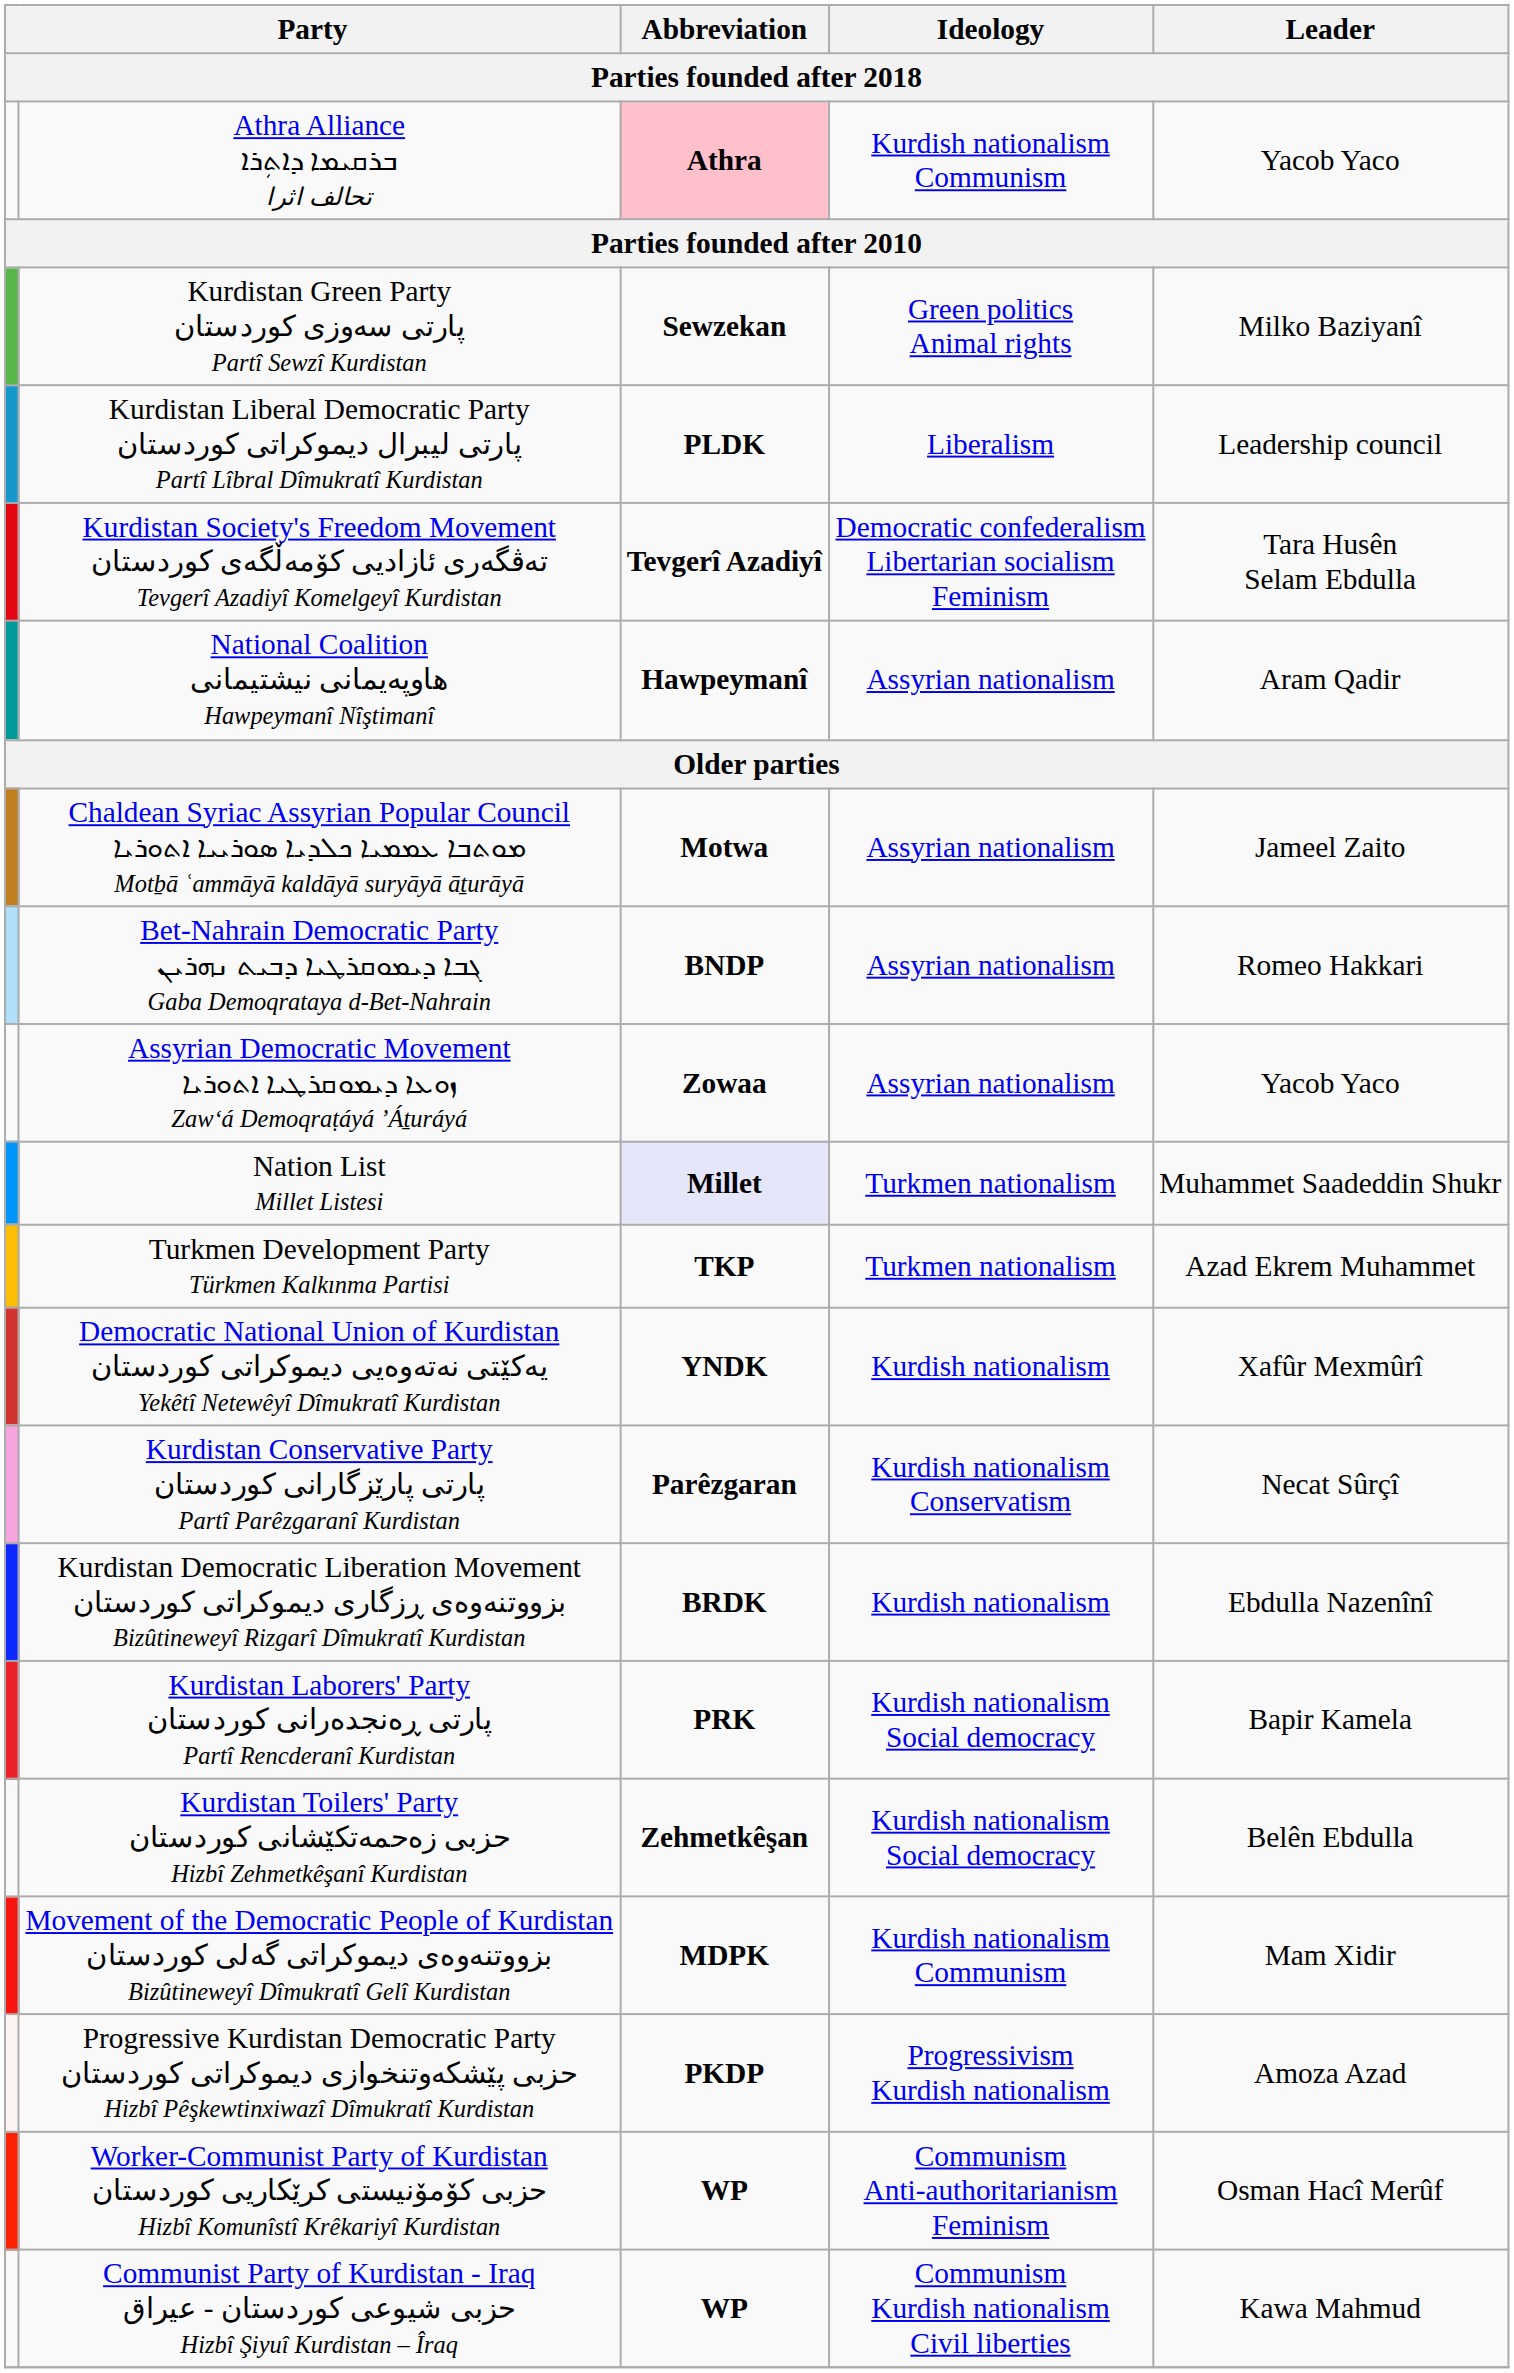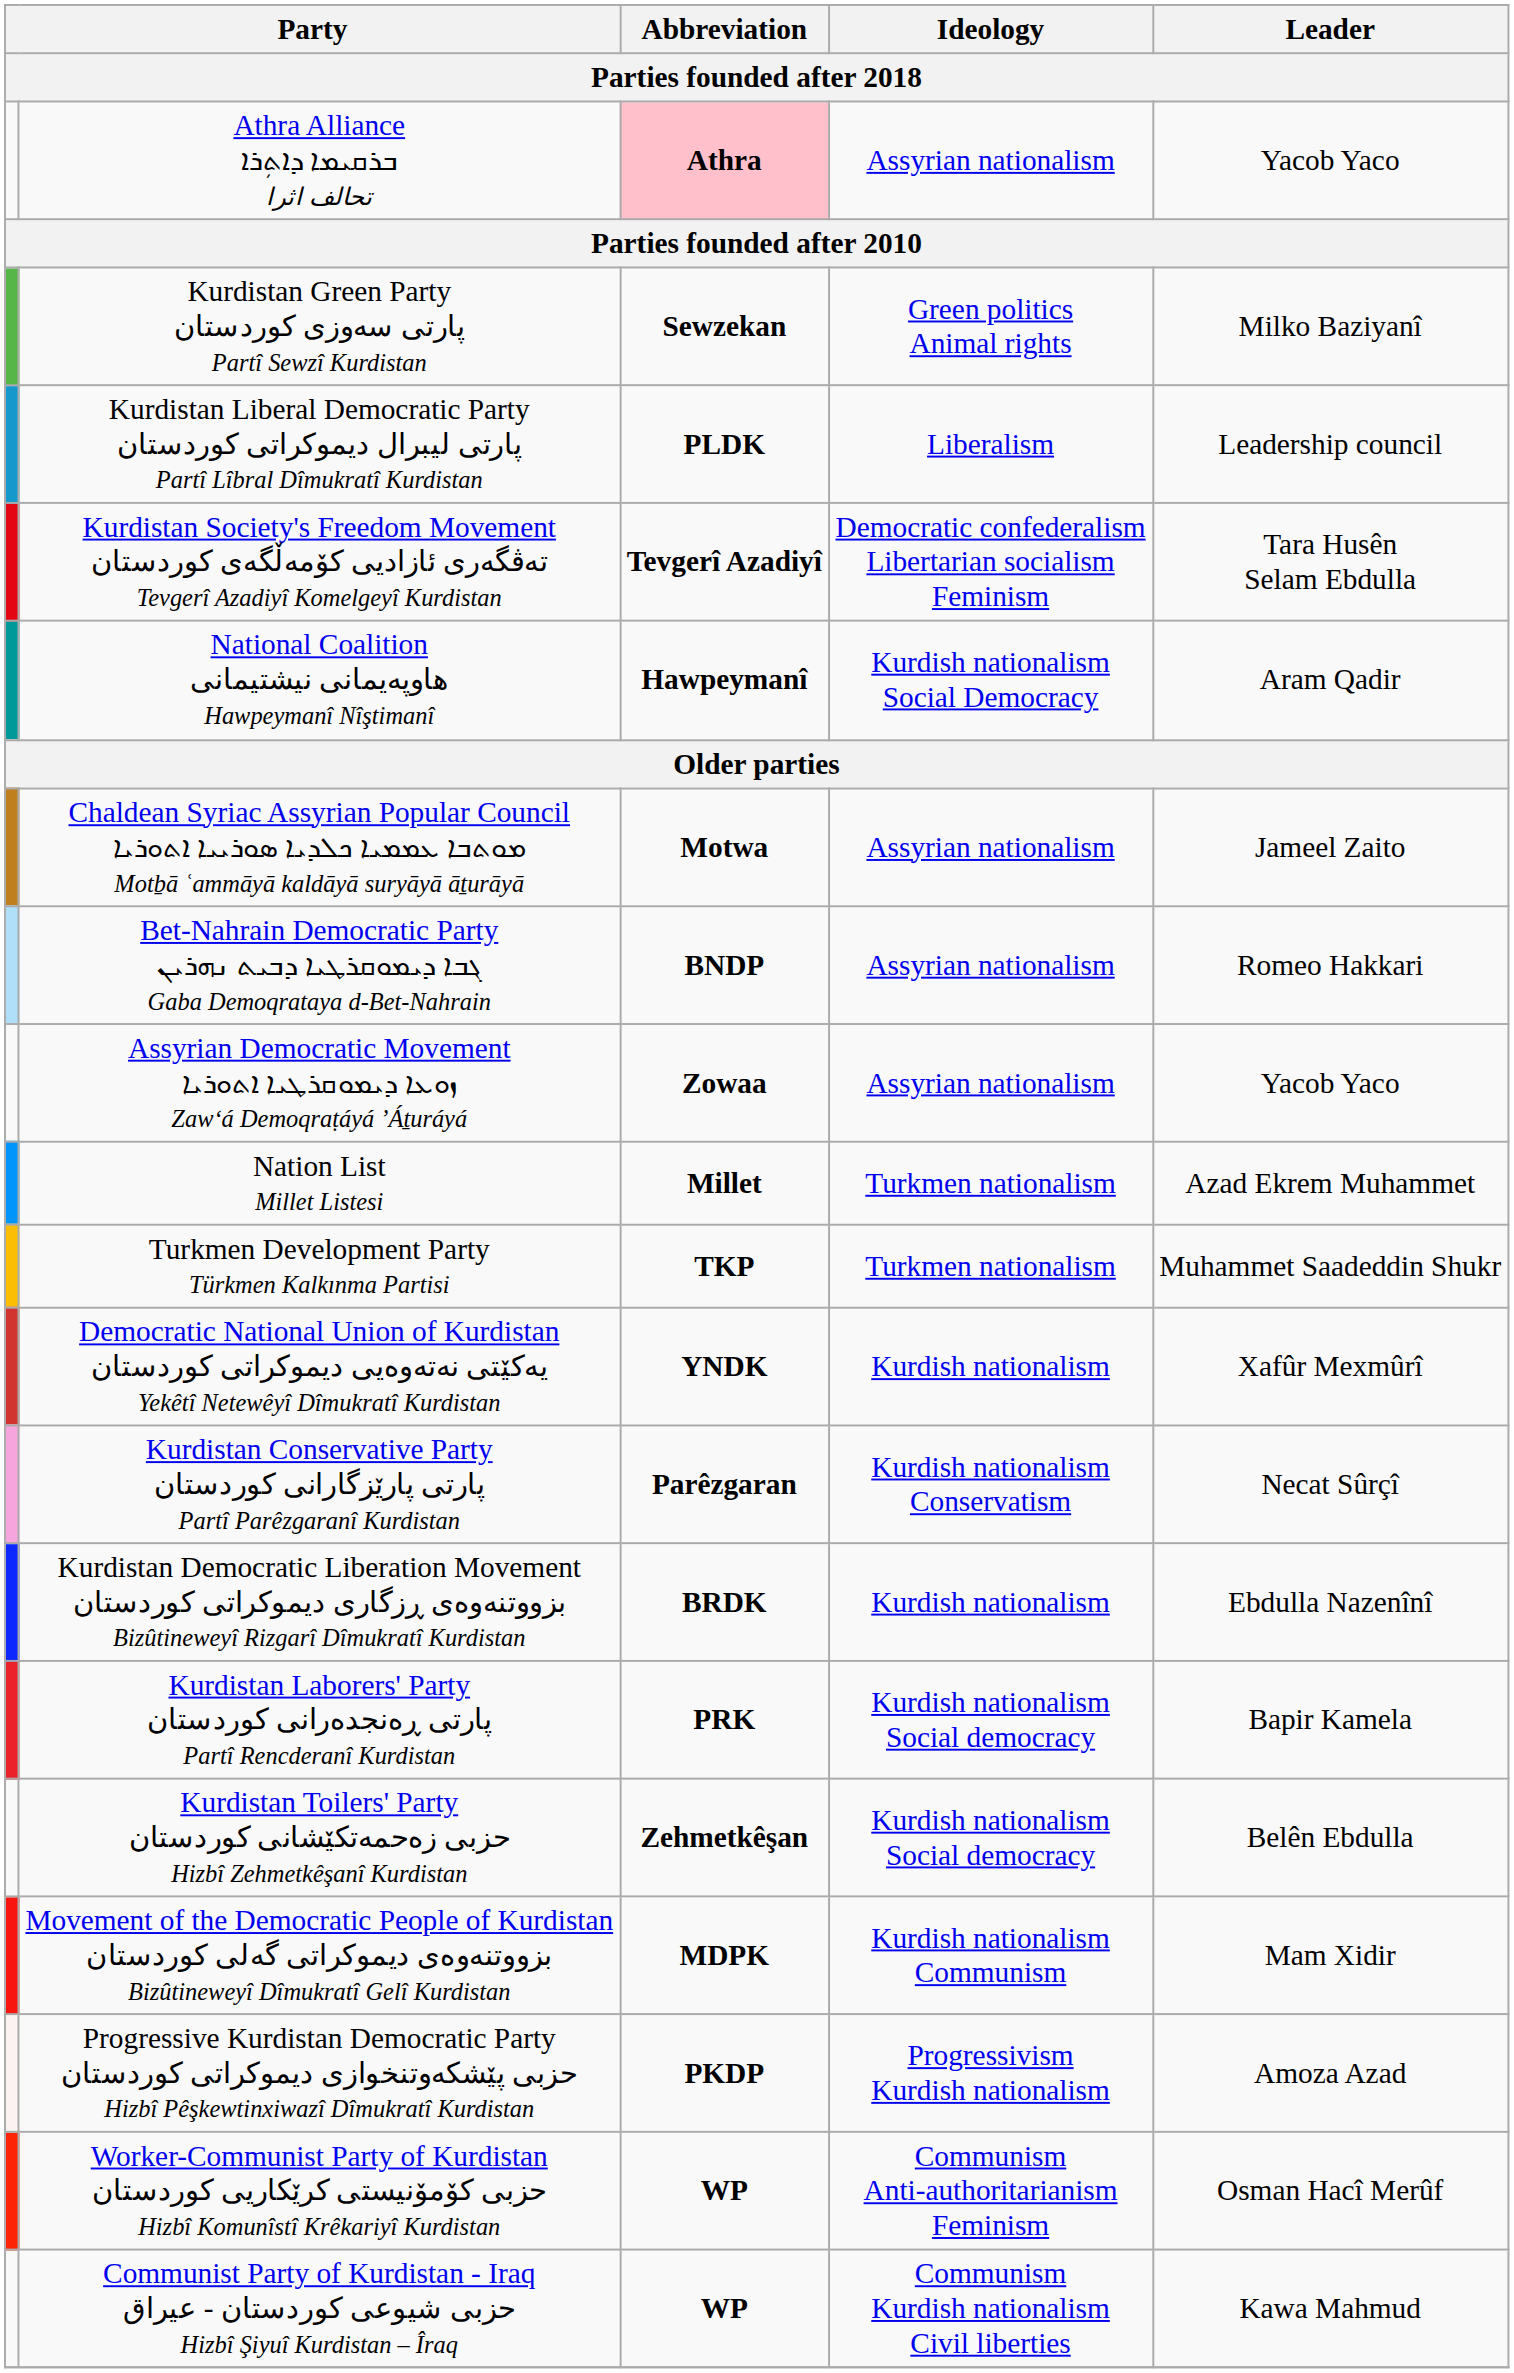(991, 160) Kurdish nationalism Communism -> (991, 160) Assyrian nationalism
(991, 680) Assyrian nationalism -> (991, 680) Kurdish nationalism Social Democracy
(724, 1182) lavender background -> (724, 1182) no background
(1330, 1182) Muhammet Saadeddin Shukr -> (1330, 1182) Azad Ekrem Muhammet
(1330, 1265) Azad Ekrem Muhammet -> (1330, 1265) Muhammet Saadeddin Shukr
